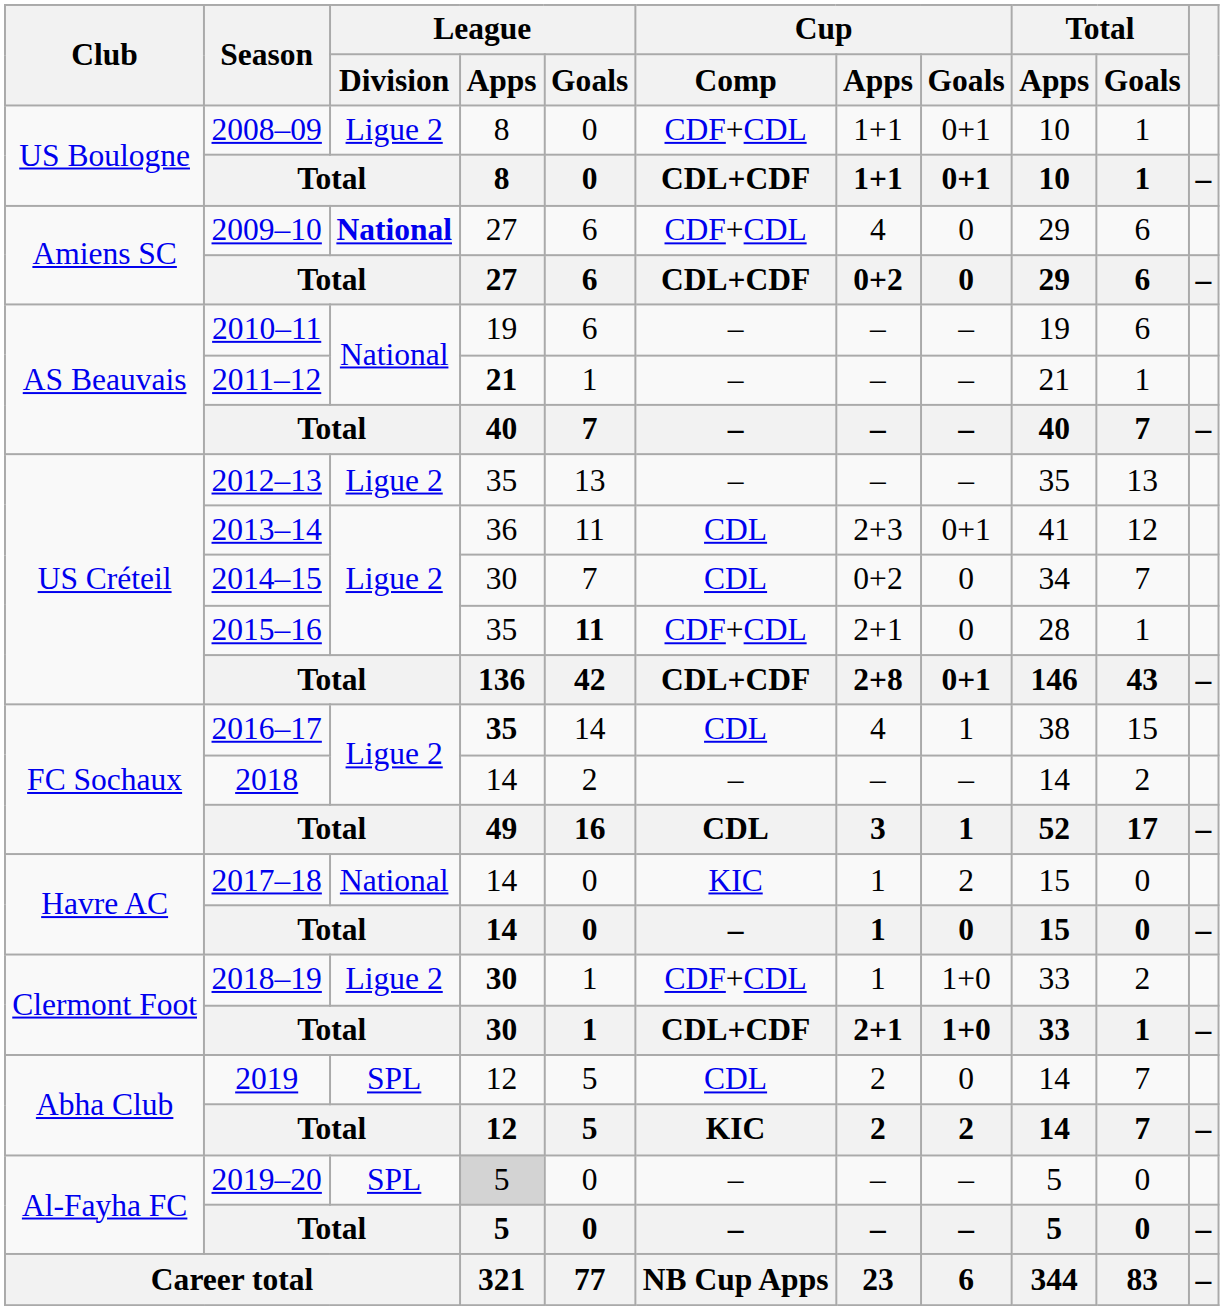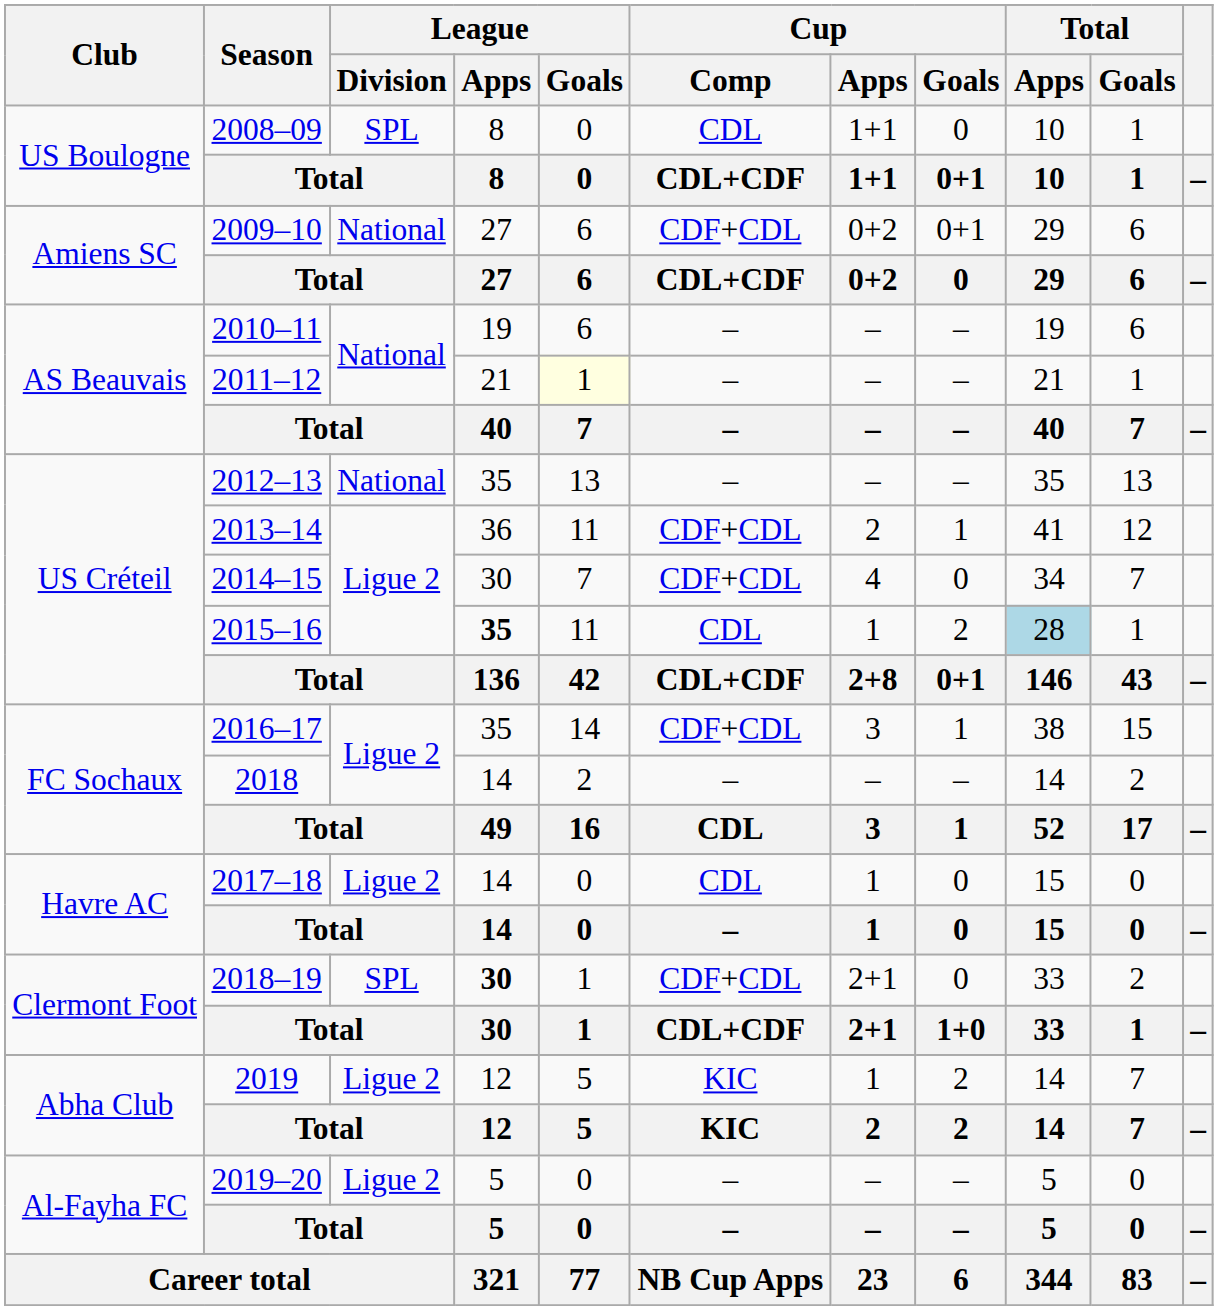(394, 129) Ligue 2 -> (392, 129) SPL
(736, 129) CDF+CDL -> (730, 129) CDL
(966, 129) 0+1 -> (961, 129) 0
(394, 229) bold -> (392, 229) normal
(878, 229) 4 -> (873, 229) 0+2
(966, 229) 0 -> (961, 229) 0+1
(502, 379) bold -> (496, 379) normal
(590, 379) no background -> (584, 379) lightyellow background
(394, 479) Ligue 2 -> (392, 479) National
(736, 529) CDL -> (730, 529) CDF+CDL
(878, 529) 2+3 -> (873, 529) 2
(966, 529) 0+1 -> (961, 529) 1
(736, 579) CDL -> (730, 579) CDF+CDL
(878, 579) 0+2 -> (873, 579) 4
(502, 629) normal -> (496, 629) bold
(590, 629) bold -> (584, 629) normal
(736, 629) CDF+CDL -> (730, 629) CDL
(878, 629) 2+1 -> (873, 629) 1
(966, 629) 0 -> (961, 629) 2
(1054, 629) no background -> (1049, 629) lightblue background
(502, 729) bold -> (496, 729) normal
(736, 729) CDL -> (730, 729) CDF+CDL
(878, 729) 4 -> (873, 729) 3
(394, 879) National -> (392, 879) Ligue 2
(736, 879) KIC -> (730, 879) CDL
(966, 879) 2 -> (961, 879) 0
(394, 979) Ligue 2 -> (392, 979) SPL
(878, 979) 1 -> (873, 979) 2+1
(966, 979) 1+0 -> (961, 979) 0
(394, 1079) SPL -> (392, 1079) Ligue 2
(736, 1079) CDL -> (730, 1079) KIC
(878, 1079) 2 -> (873, 1079) 1
(966, 1079) 0 -> (961, 1079) 2
(394, 1179) SPL -> (392, 1179) Ligue 2
(502, 1179) lightgrey background -> (496, 1179) no background
